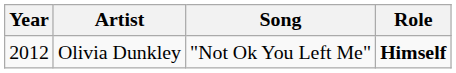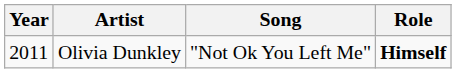(29, 51) 2012 -> (29, 51) 2011
